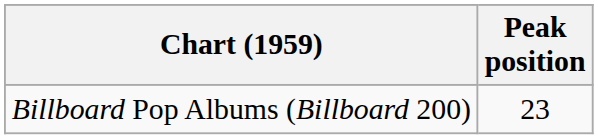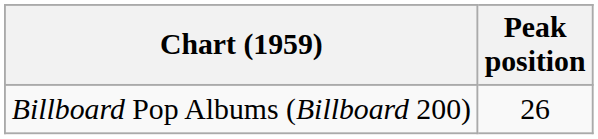(535, 108) 23 -> (535, 108) 26
